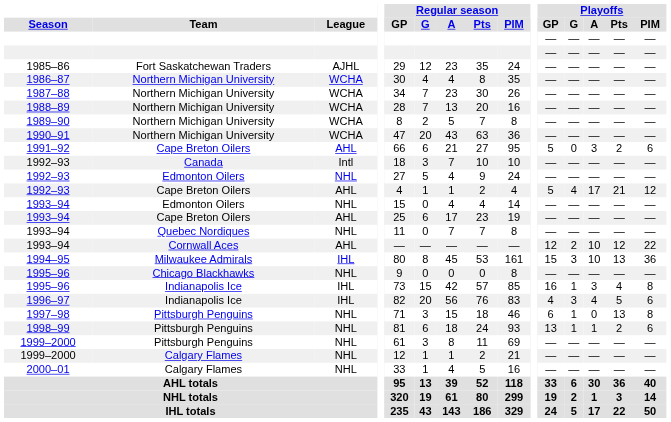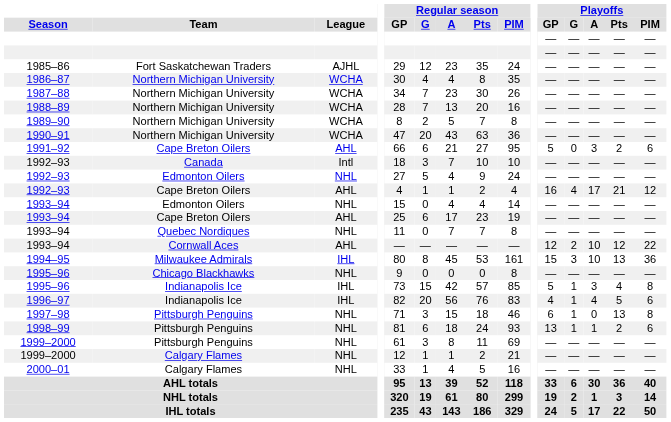(551, 190) 5 -> (551, 190) 16
(551, 287) 16 -> (551, 287) 5
(574, 300) 3 -> (574, 300) 1
